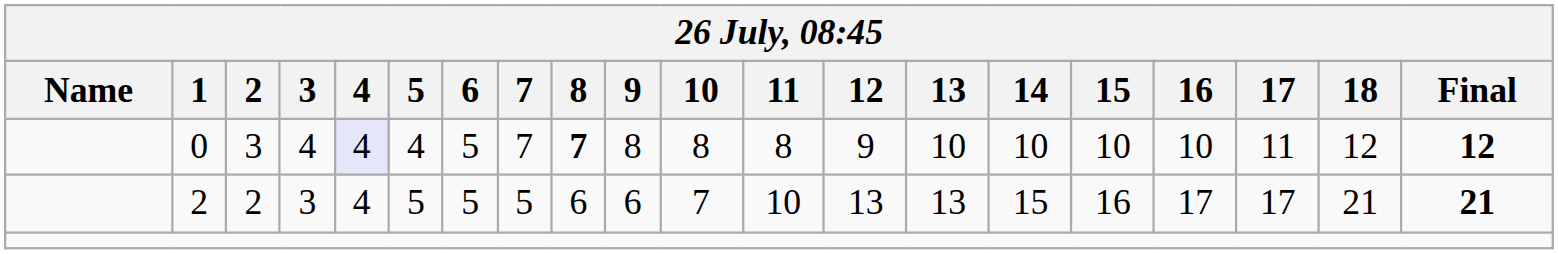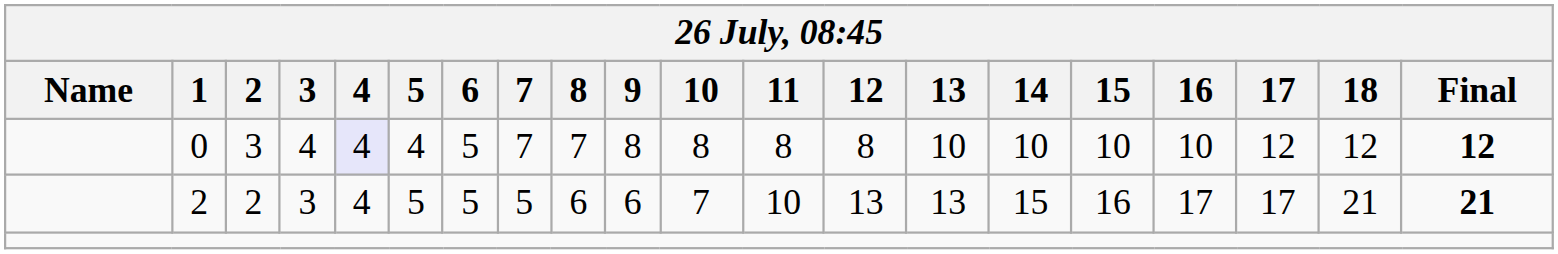(578, 145) bold -> (578, 145) normal
(866, 145) 9 -> (866, 145) 8
(1278, 145) 11 -> (1278, 145) 12
